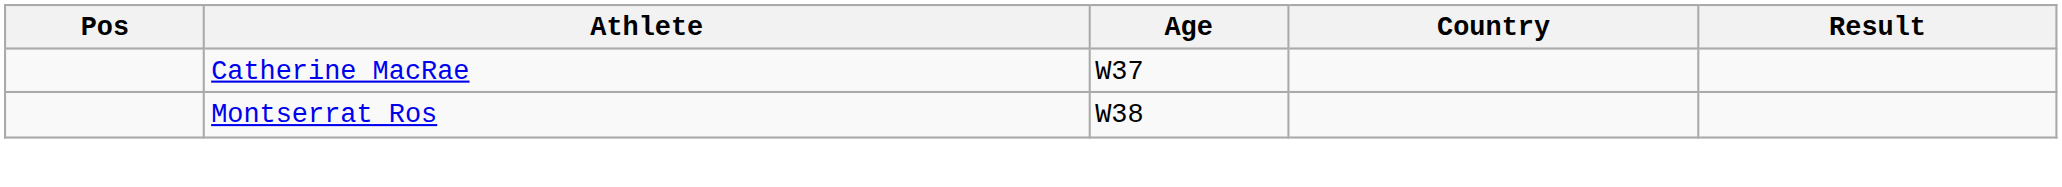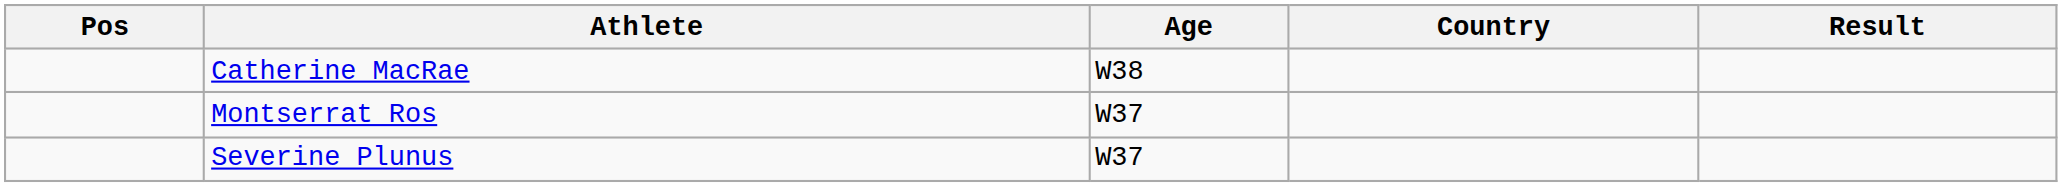(1119, 71) W37 -> (1119, 71) W38
(1119, 115) W38 -> (1119, 115) W37
+ row: (332, 159)
